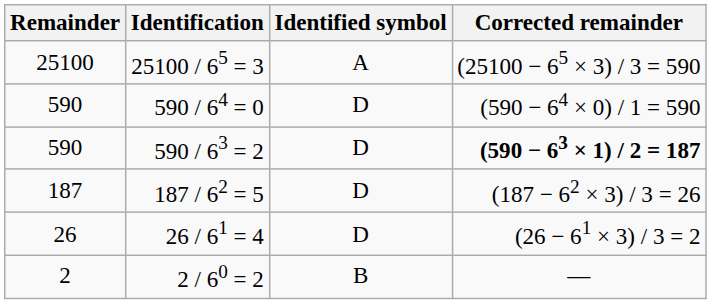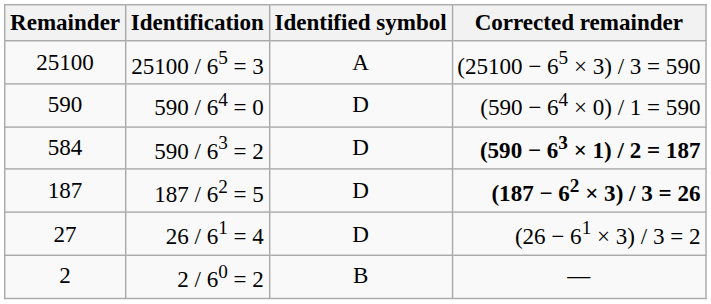(65, 147) 590 -> (65, 147) 584
(596, 190) normal -> (596, 190) bold
(65, 233) 26 -> (65, 233) 27
